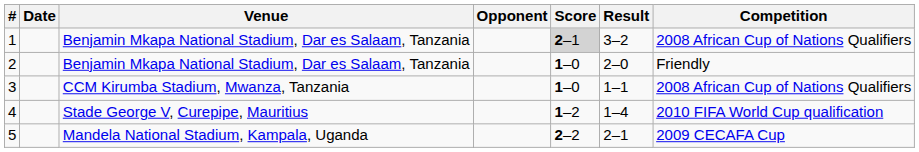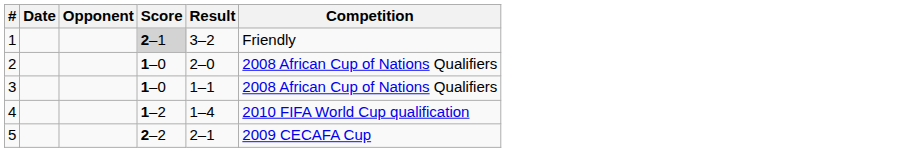- column: (266, 16)
(784, 40) 2008 African Cup of Nations Qualifiers -> (269, 40) Friendly
(683, 64) Friendly -> (370, 64) 2008 African Cup of Nations Qualifiers
